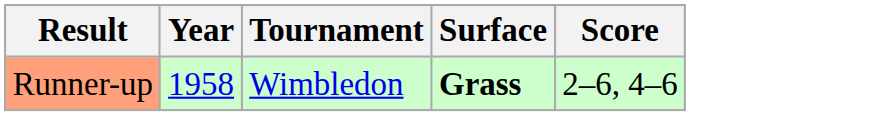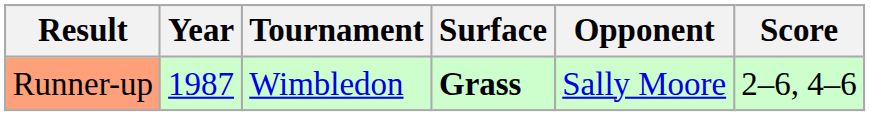+ column: (644, 30)
(201, 82) 1958 -> (201, 82) 1987
